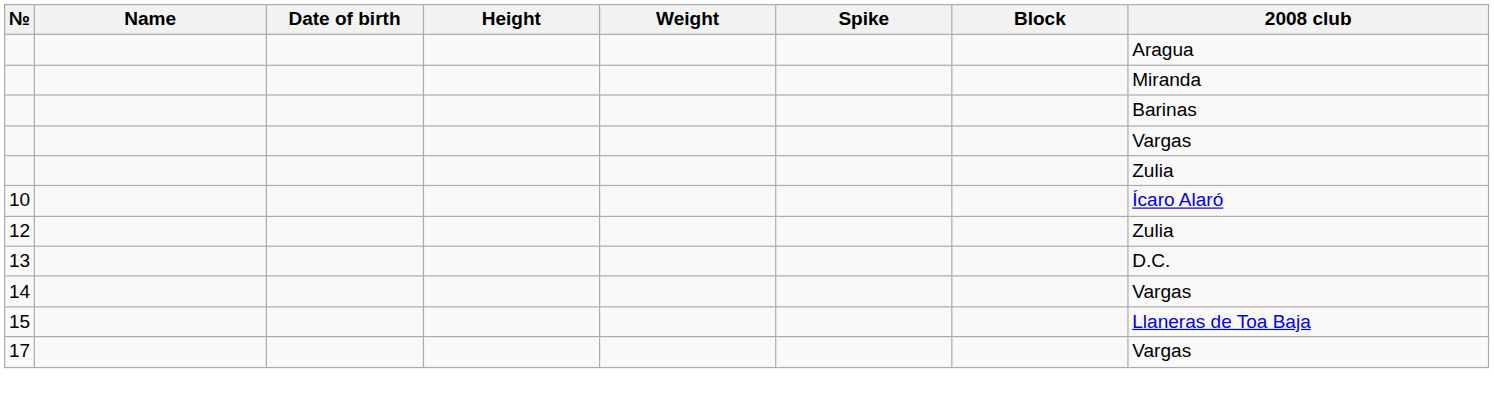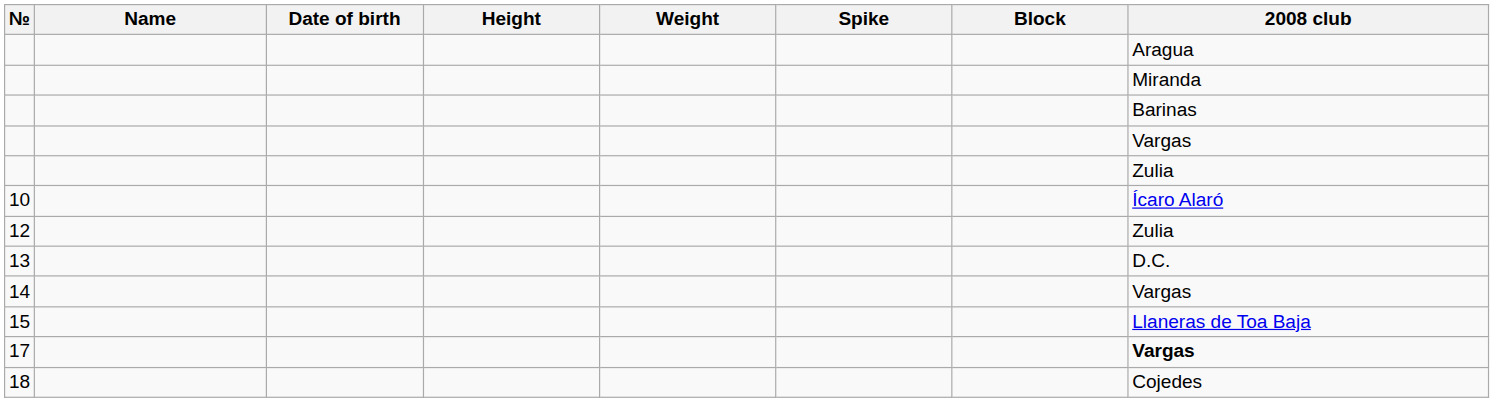(1162, 351) normal -> (1163, 351) bold
+ row: (20, 381)
